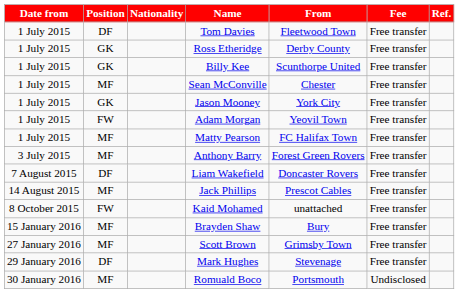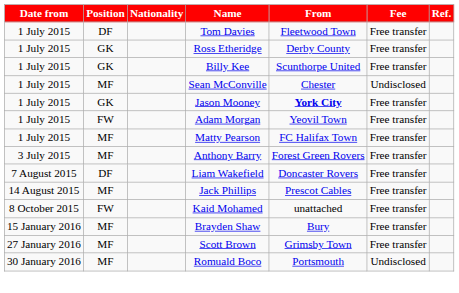(398, 84) Free transfer -> (398, 84) Undisclosed
(318, 102) normal -> (318, 102) bold
- row: (228, 262)
